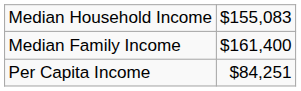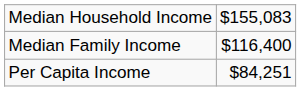(256, 45) $161,400 -> (256, 45) $116,400
